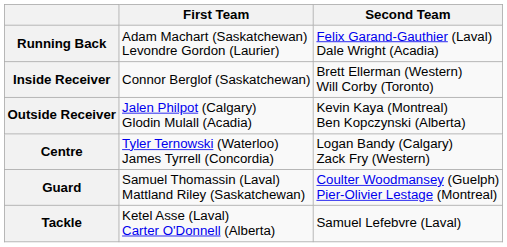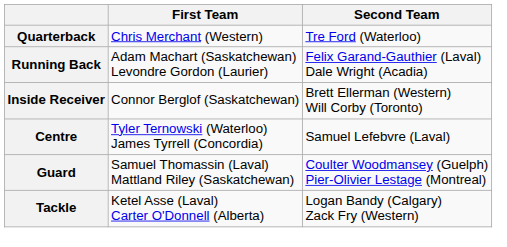+ row: (56, 36)
- row: (62, 115)
(385, 151) Logan Bandy (Calgary) Zack Fry (Western) -> (378, 136) Samuel Lefebvre (Laval)
(389, 223) Samuel Lefebvre (Laval) -> (374, 208) Logan Bandy (Calgary) Zack Fry (Western)
